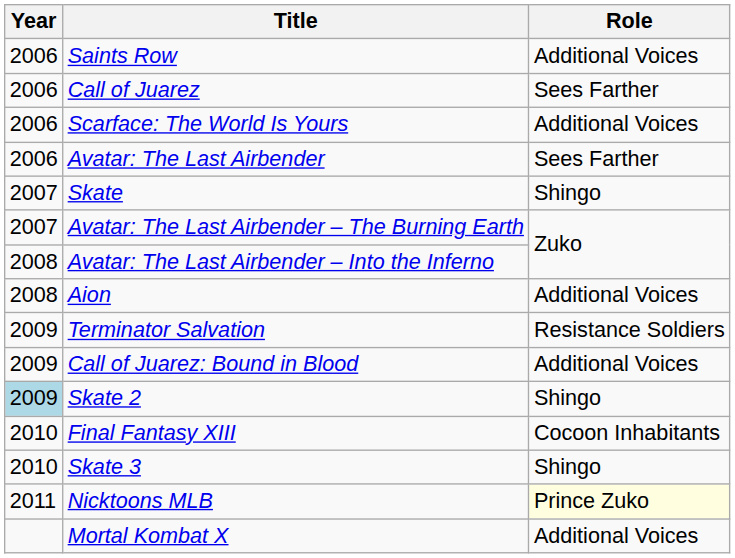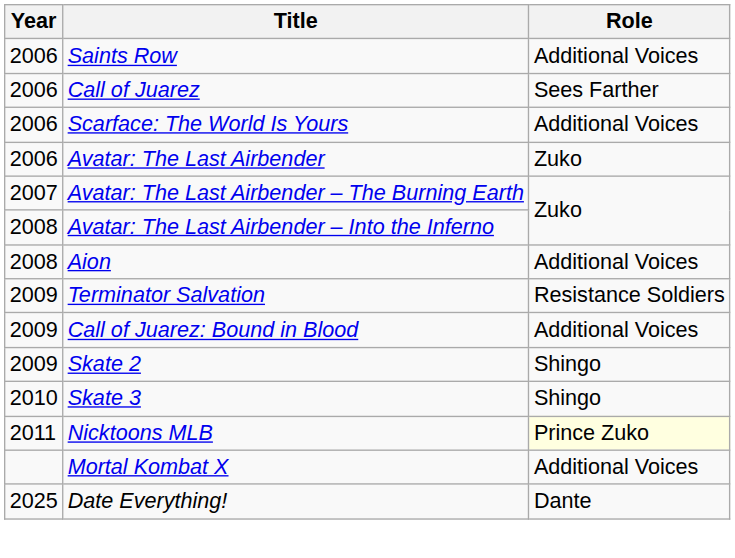(596, 158) Sees Farther -> (558, 158) Zuko
- row: (95, 192)
(34, 398) lightblue background -> (34, 364) no background
- row: (152, 432)
+ row: (148, 501)
